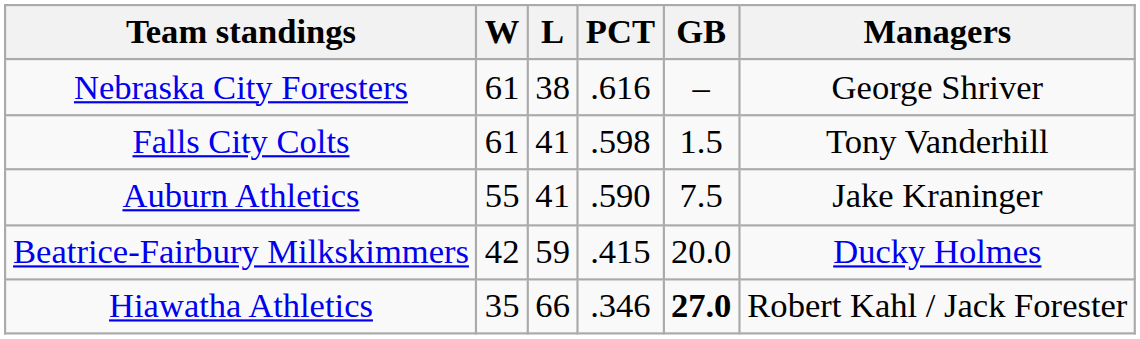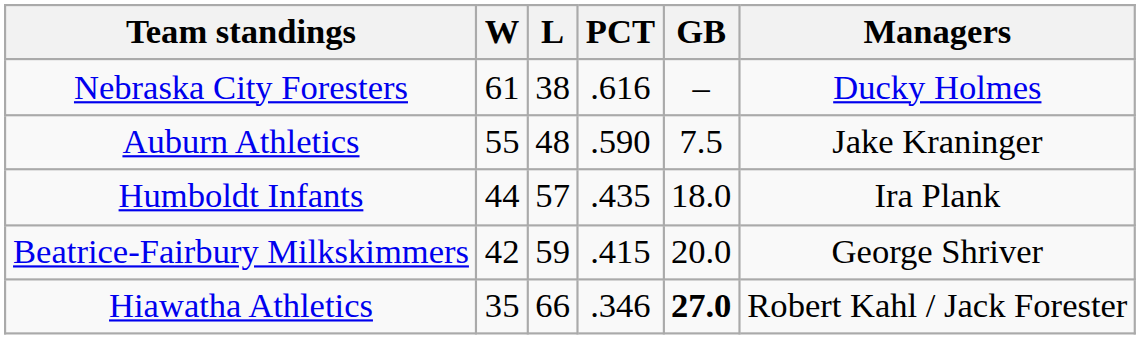(937, 86) George Shriver -> (937, 86) Ducky Holmes
- row: (241, 141)
(553, 196) 41 -> (553, 141) 48
+ row: (241, 196)
(937, 251) Ducky Holmes -> (937, 251) George Shriver
